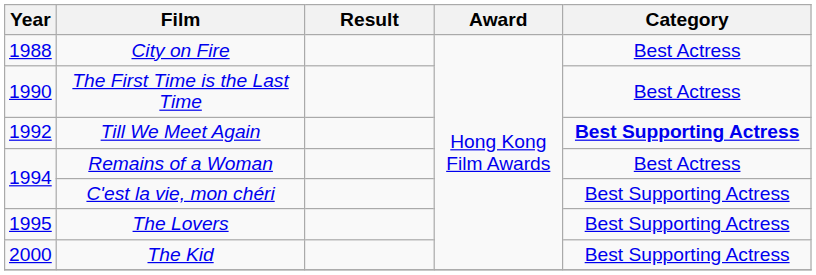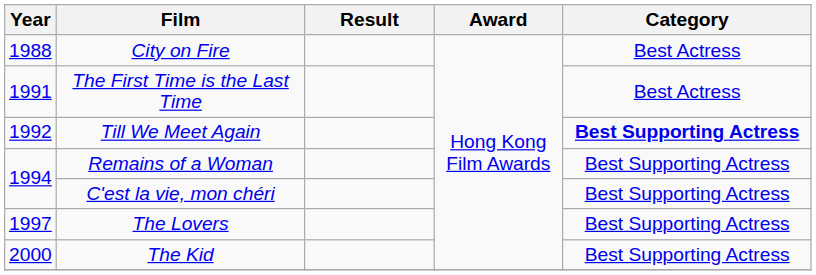(30, 91) 1990 -> (30, 91) 1991
(687, 163) Best Actress -> (687, 163) Best Supporting Actress
(30, 224) 1995 -> (30, 224) 1997
